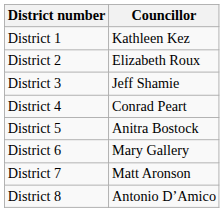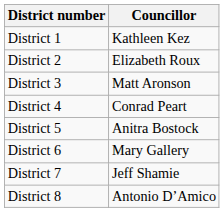(146, 83) Jeff Shamie -> (151, 83) Matt Aronson
(151, 173) Matt Aronson -> (146, 173) Jeff Shamie
